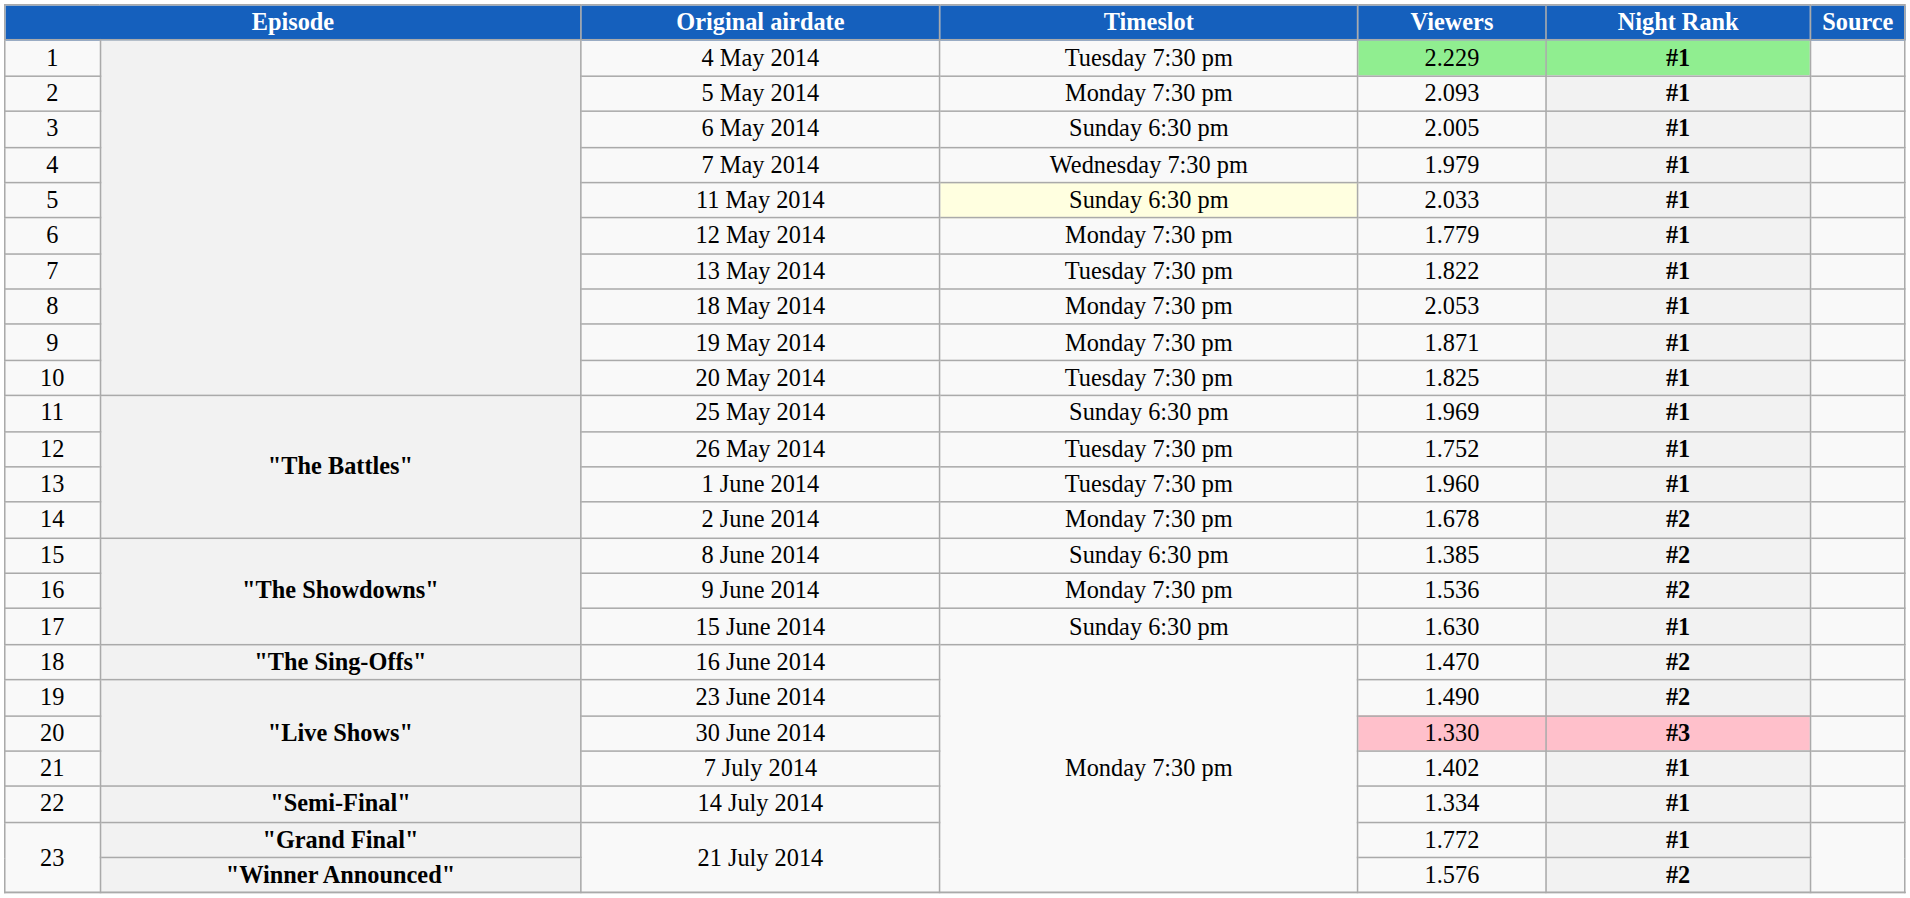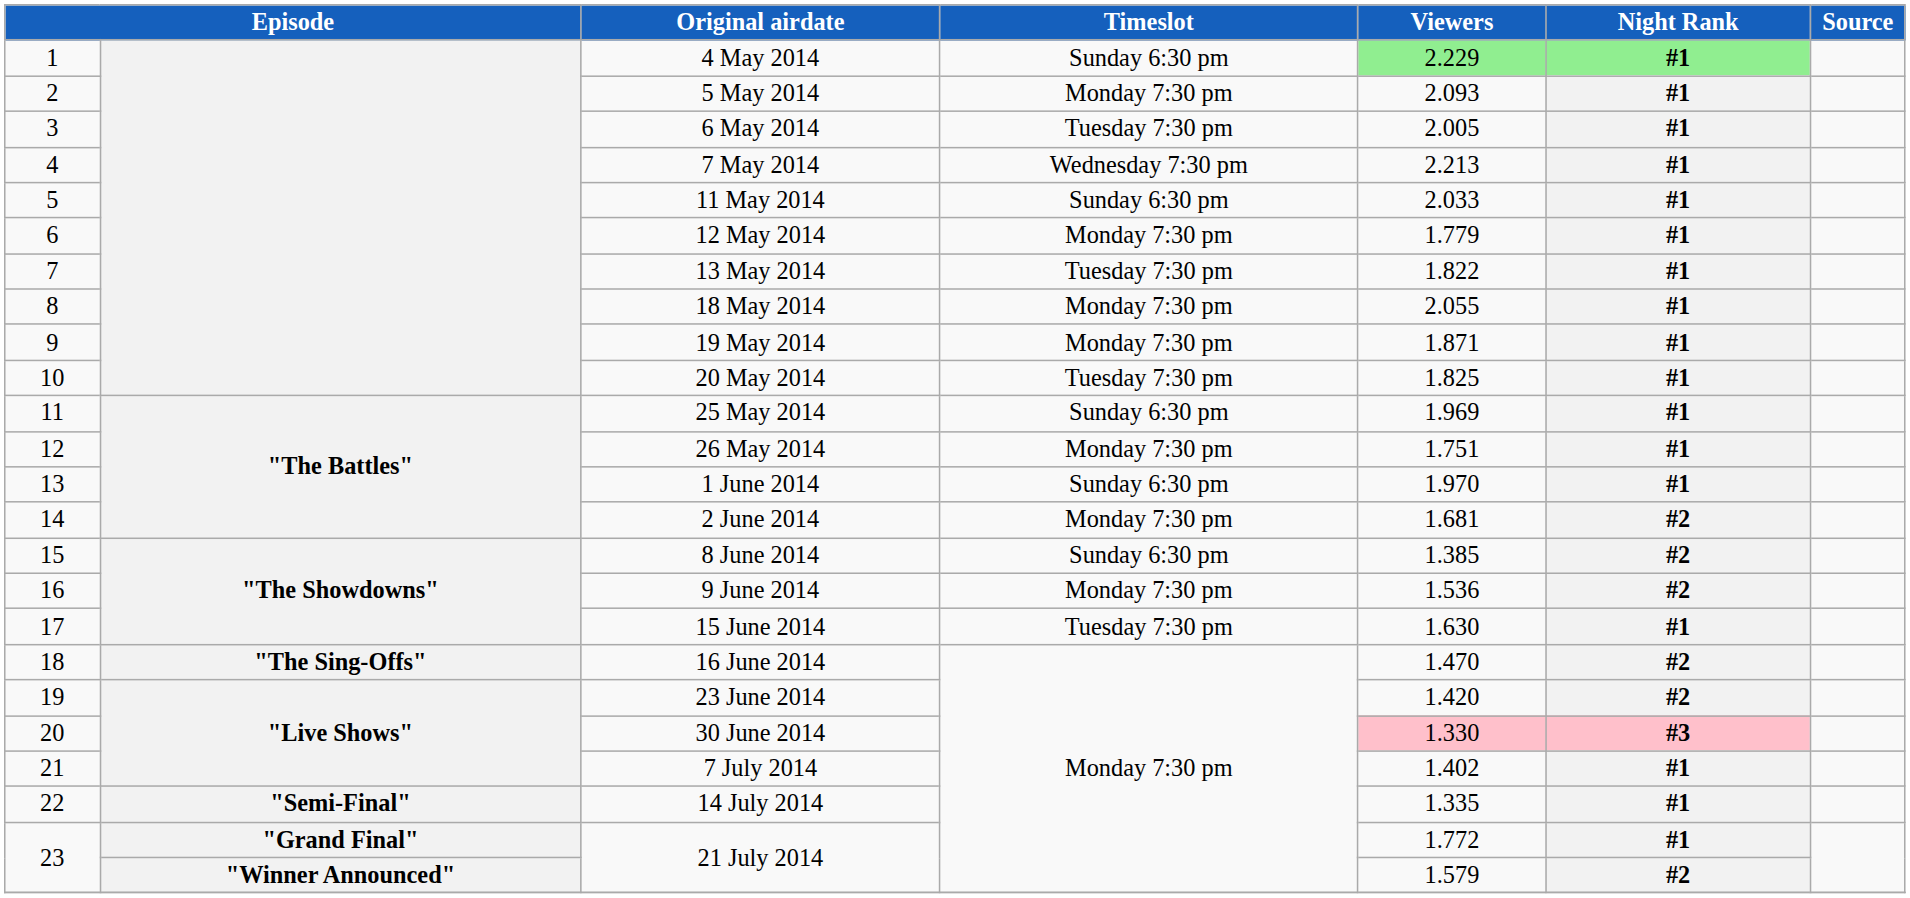(1149, 57) Tuesday 7:30 pm -> (1149, 57) Sunday 6:30 pm
(1149, 128) Sunday 6:30 pm -> (1149, 128) Tuesday 7:30 pm
(1452, 164) 1.979 -> (1452, 164) 2.213
(1149, 199) lightyellow background -> (1149, 199) no background
(1452, 306) 2.053 -> (1452, 306) 2.055
(1149, 448) Tuesday 7:30 pm -> (1149, 448) Monday 7:30 pm
(1452, 448) 1.752 -> (1452, 448) 1.751
(1149, 484) Tuesday 7:30 pm -> (1149, 484) Sunday 6:30 pm
(1452, 484) 1.960 -> (1452, 484) 1.970
(1452, 519) 1.678 -> (1452, 519) 1.681
(1149, 626) Sunday 6:30 pm -> (1149, 626) Tuesday 7:30 pm
(1452, 697) 1.490 -> (1452, 697) 1.420
(1452, 803) 1.334 -> (1452, 803) 1.335
(1452, 874) 1.576 -> (1452, 874) 1.579
